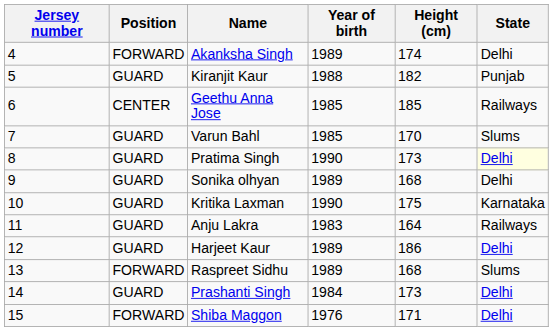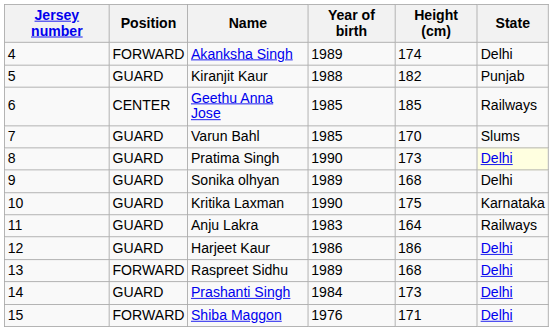(327, 248) 1989 -> (327, 248) 1986
(500, 270) Slums -> (497, 270) Delhi
